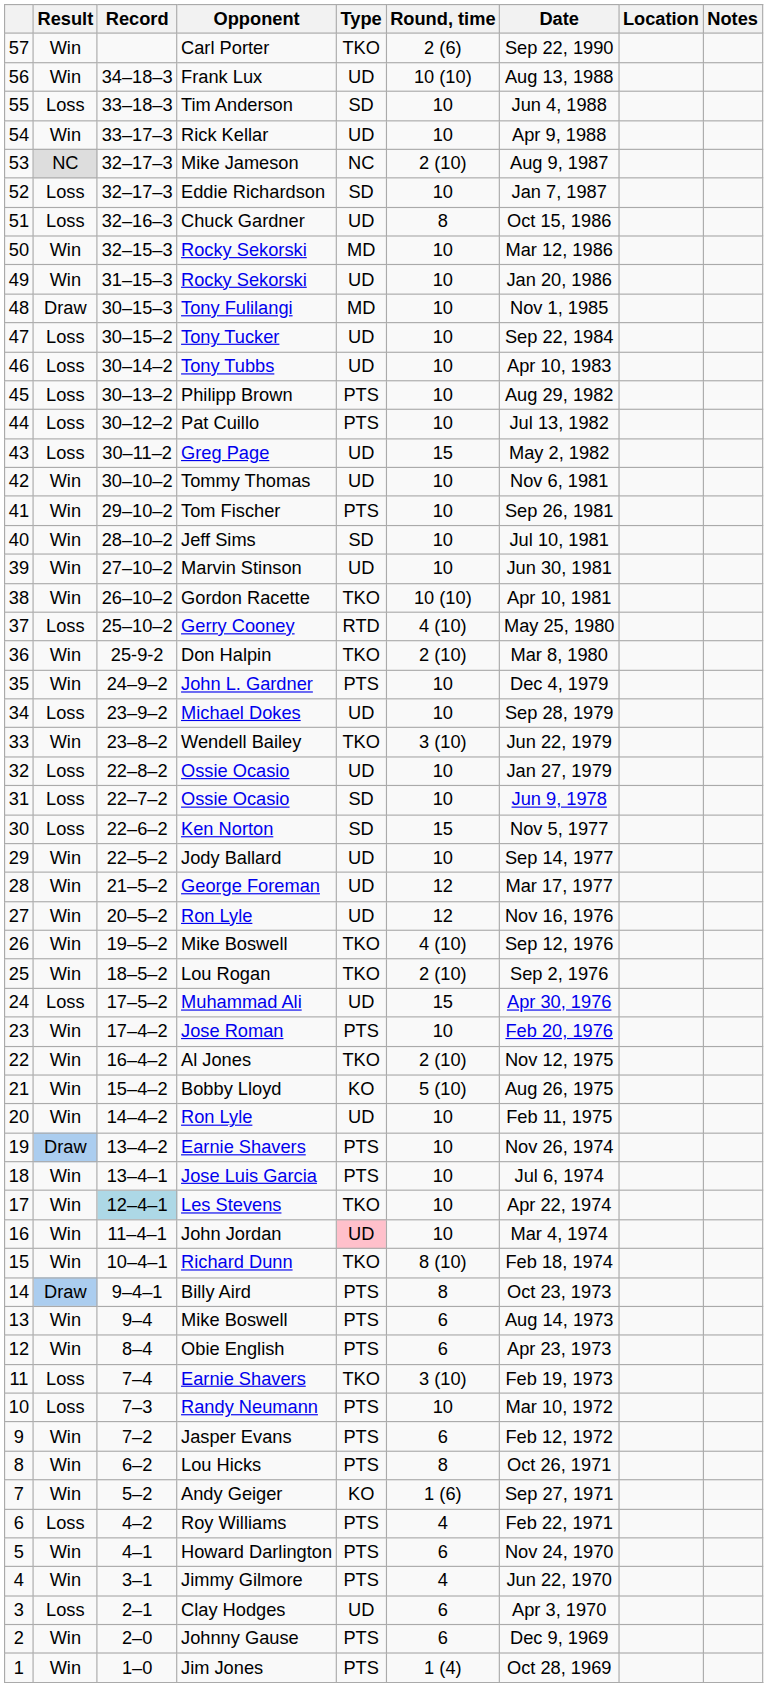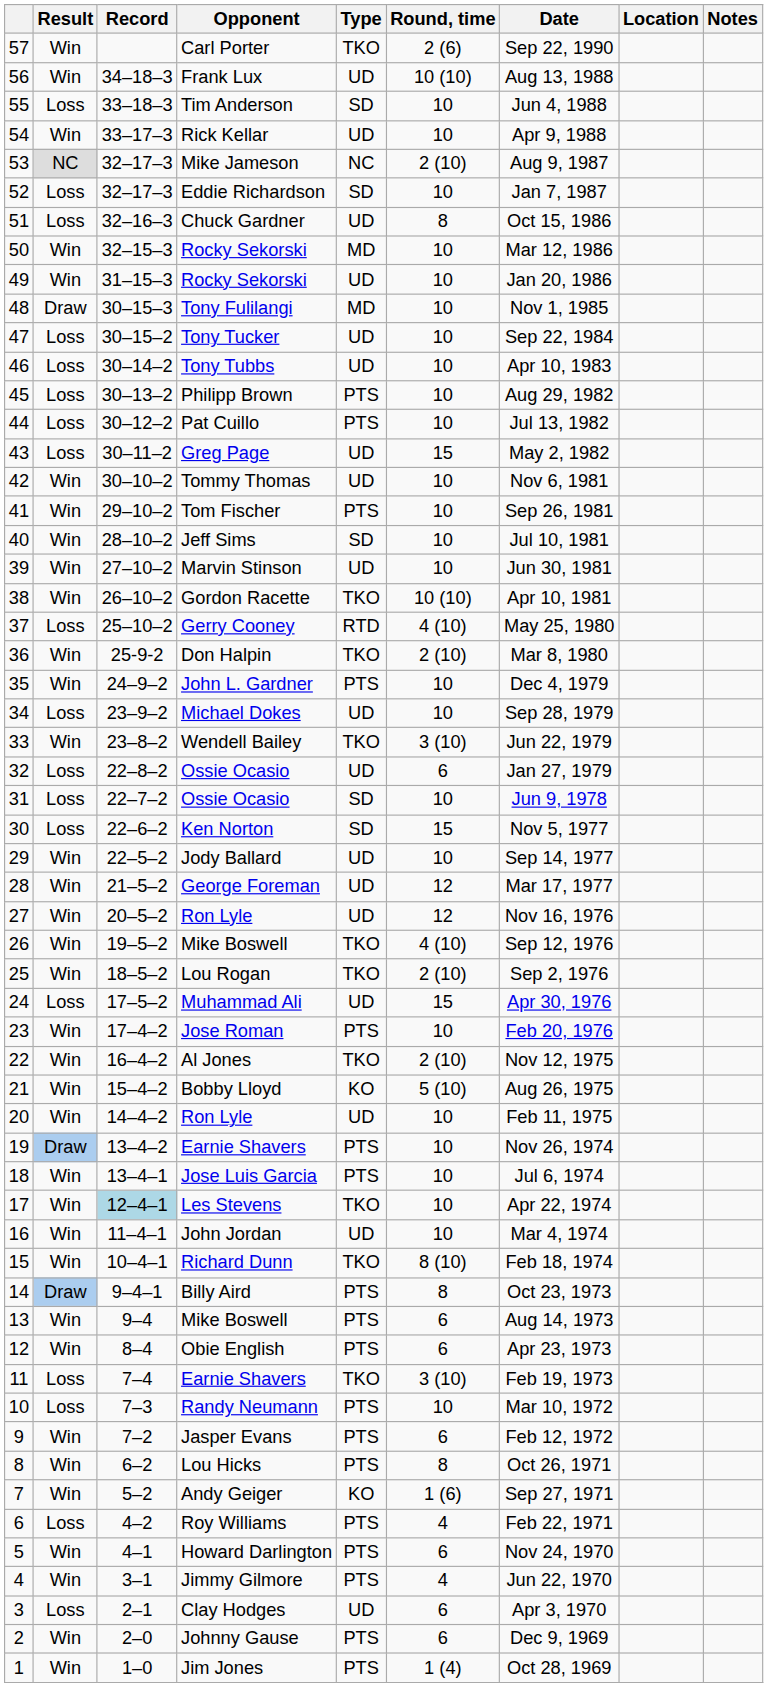(443, 771) 10 -> (443, 771) 6
(361, 1233) pink background -> (361, 1233) no background
